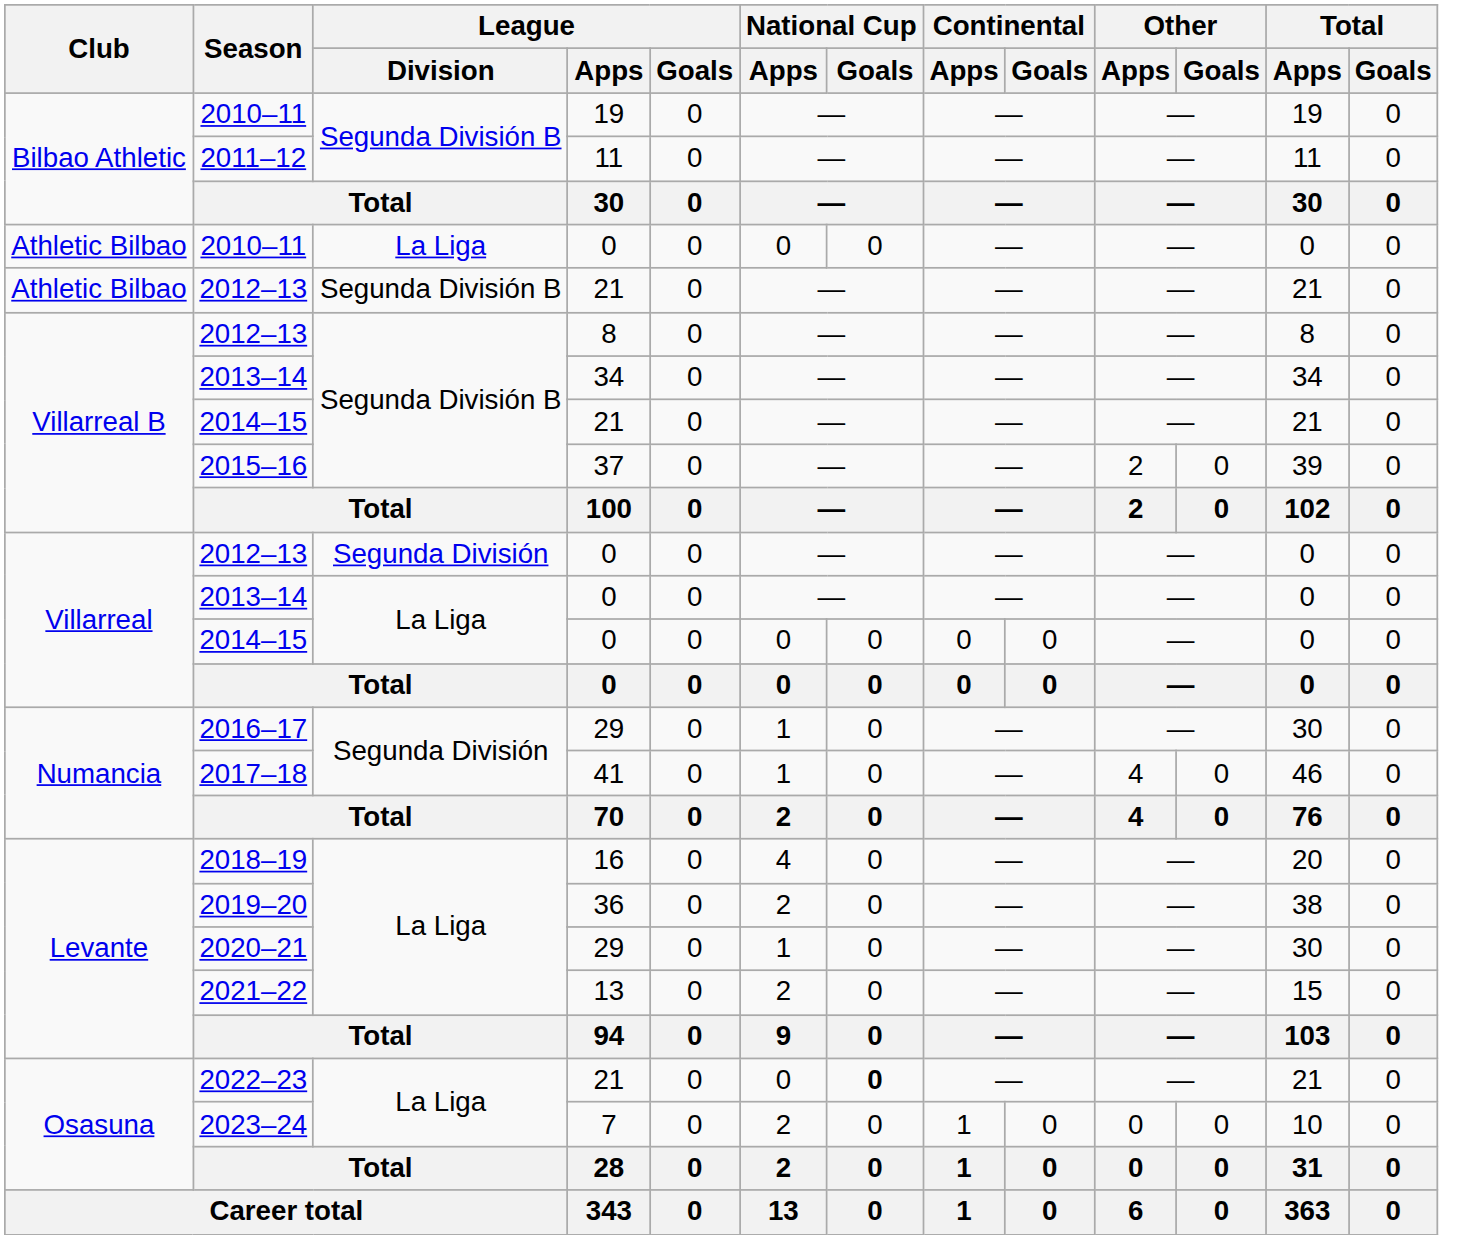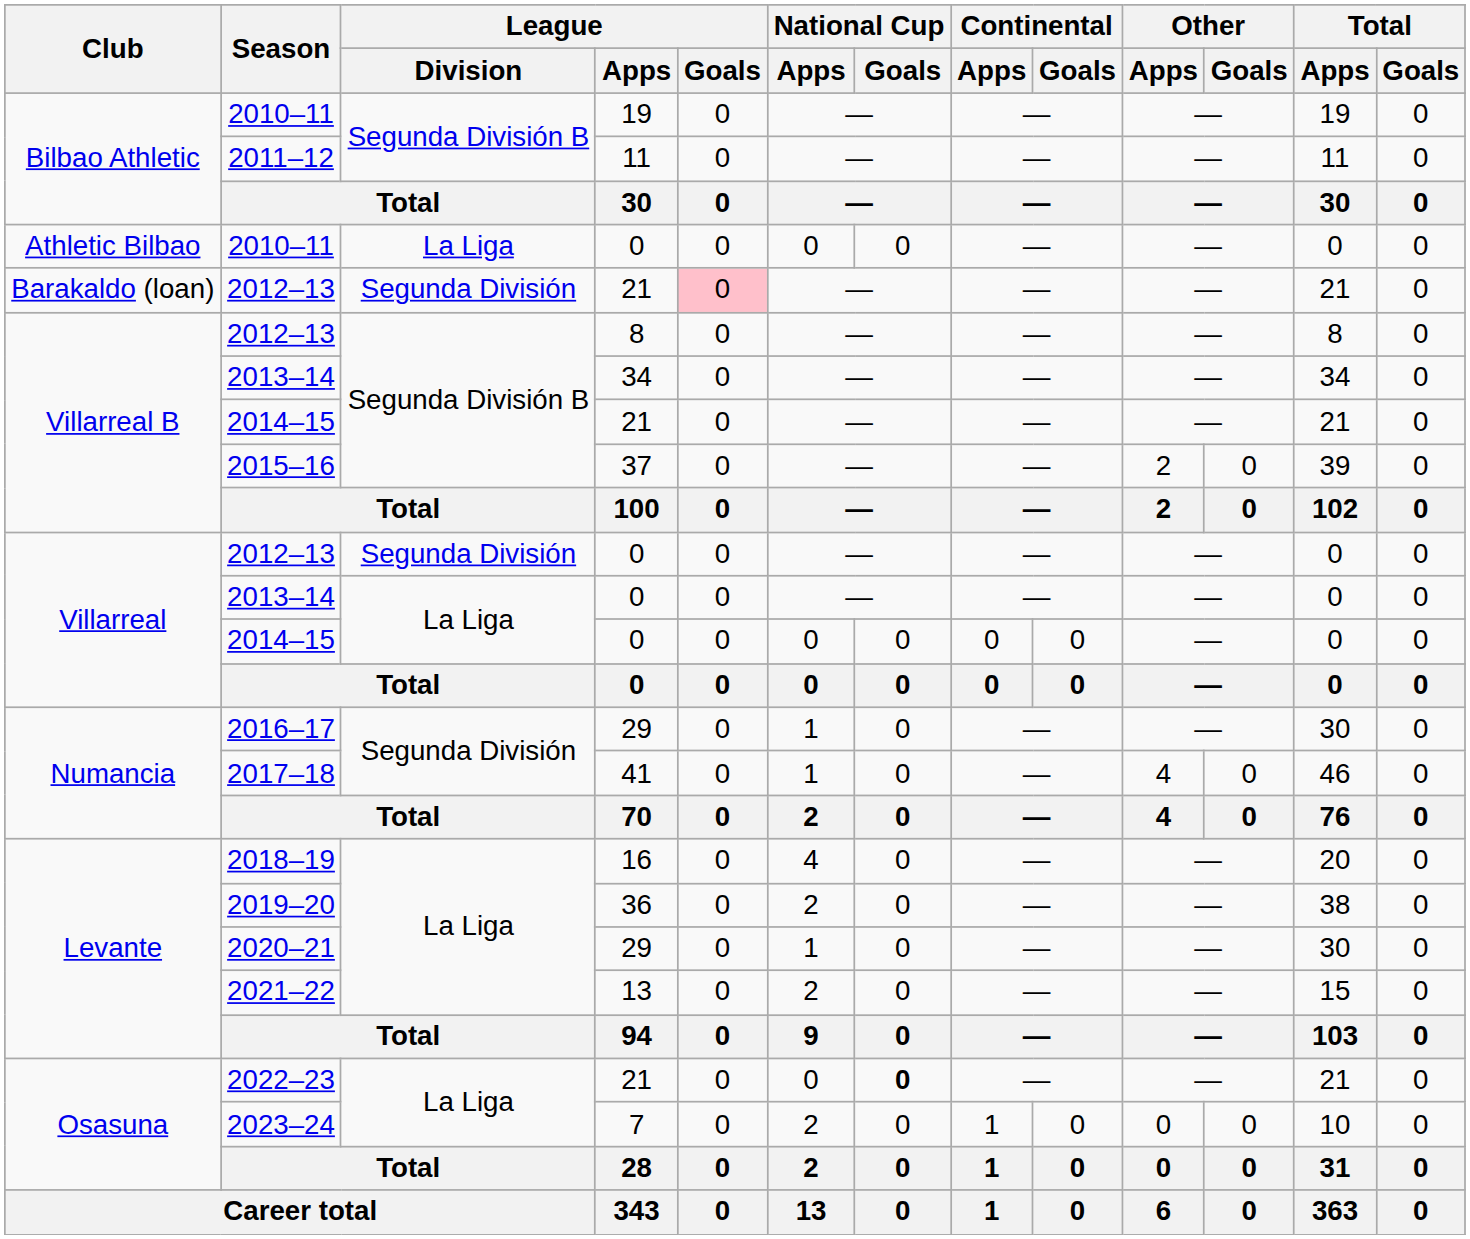(99, 289) Athletic Bilbao -> (113, 289) Barakaldo (loan)
(441, 289) Segunda División B -> (468, 289) Segunda División
(695, 289) no background -> (722, 289) pink background
